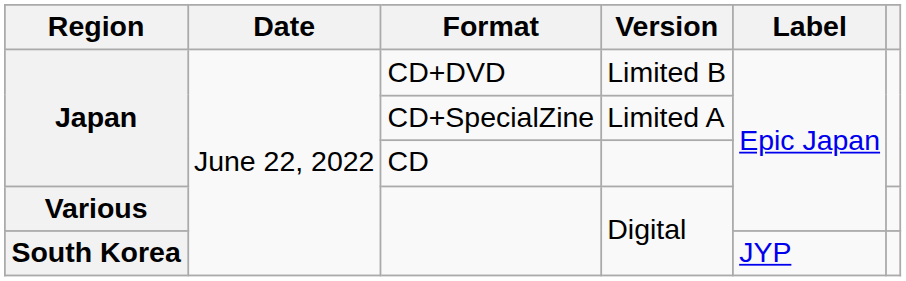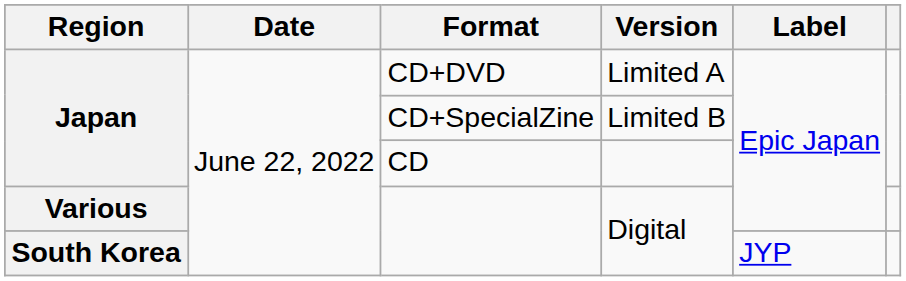(667, 72) Limited B -> (666, 72) Limited A
(666, 117) Limited A -> (667, 117) Limited B
